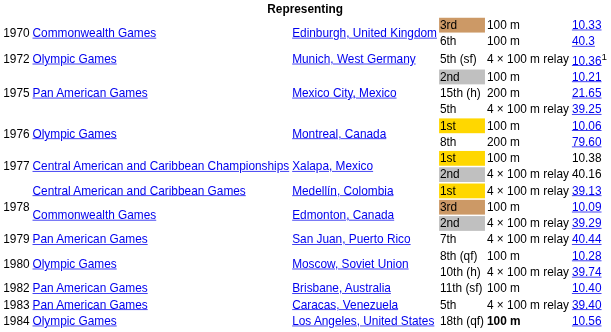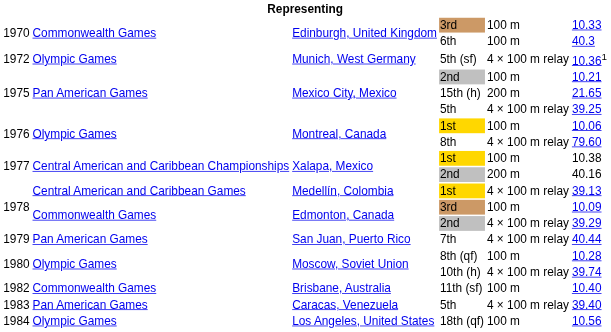(503, 142) 200 m -> (528, 142) 4 × 100 m relay
(528, 175) 4 × 100 m relay -> (503, 175) 200 m
(90, 288) Pan American Games -> (94, 288) Commonwealth Games
(504, 321) bold -> (503, 321) normal
